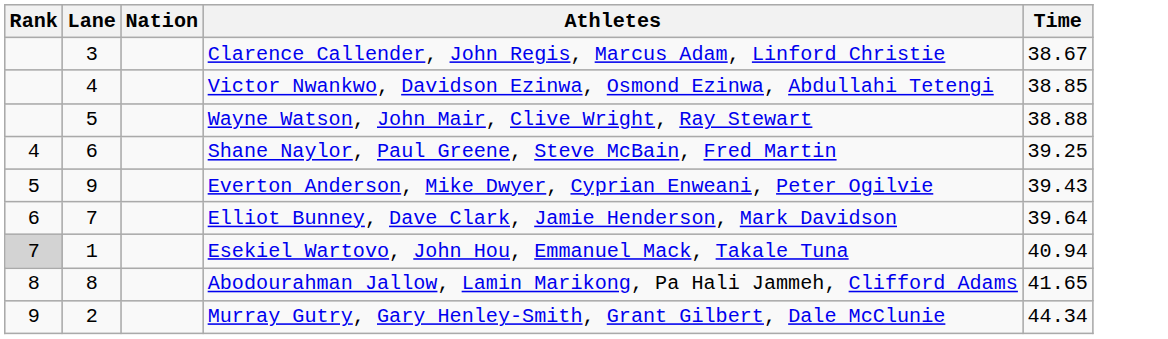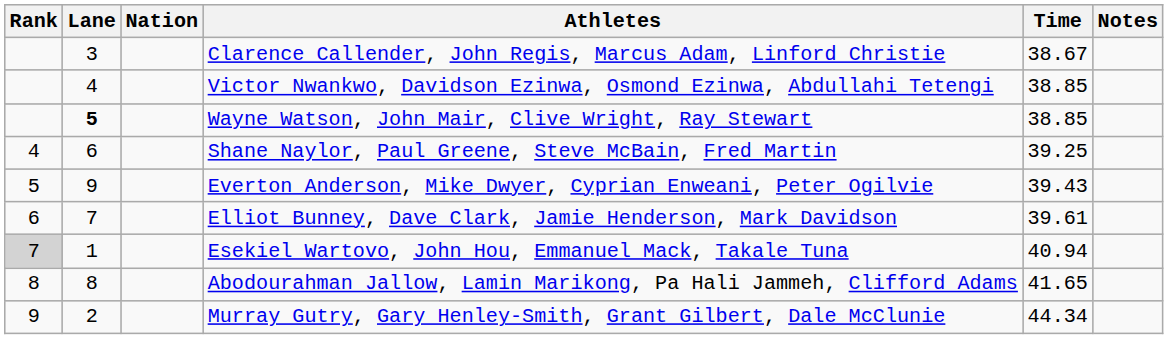+ column: (1128, 21)
(92, 120) normal -> (92, 120) bold
(1058, 120) 38.88 -> (1058, 120) 38.85
(1058, 218) 39.64 -> (1058, 218) 39.61
